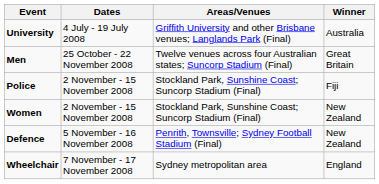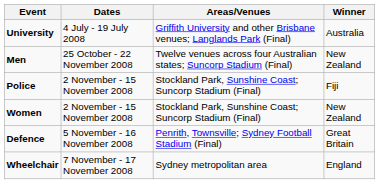(340, 59) Great Britain -> (344, 59) New Zealand
(344, 139) New Zealand -> (340, 139) Great Britain
